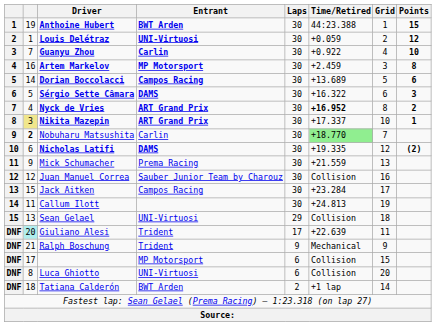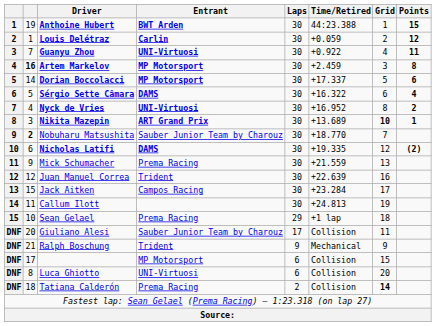(168, 39) UNI-Virtuosi -> (153, 39) Carlin
(153, 53) Carlin -> (168, 53) UNI-Virtuosi
(414, 53) 10 -> (414, 53) 11
(30, 67) normal -> (30, 67) bold
(171, 80) Campos Racing -> (171, 80) MP Motorsport
(328, 80) +13.689 -> (328, 80) +17.337
(414, 94) 3 -> (414, 94) 4
(173, 108) ART Grand Prix -> (168, 108) UNI-Virtuosi
(328, 108) bold -> (328, 108) normal
(30, 122) khaki background -> (30, 122) no background
(328, 122) +17.337 -> (328, 122) +13.689
(385, 122) normal -> (385, 122) bold
(153, 136) Carlin -> (211, 136) Sauber Junior Team by Charouz
(328, 136) lightgreen background -> (328, 136) no background
(211, 177) Sauber Junior Team by Charouz -> (156, 177) Trident
(333, 177) Collision -> (328, 177) +22.639
(30, 218) 13 -> (30, 218) 10
(168, 218) UNI-Virtuosi -> (168, 218) Prema Racing
(333, 218) Collision -> (326, 218) +1 lap
(30, 232) paleturquoise background -> (30, 232) no background
(156, 232) Trident -> (211, 232) Sauber Junior Team by Charouz
(328, 232) +22.639 -> (333, 232) Collision
(161, 287) BWT Arden -> (168, 287) Prema Racing
(326, 287) +1 lap -> (333, 287) Collision
(385, 287) normal -> (385, 287) bold
